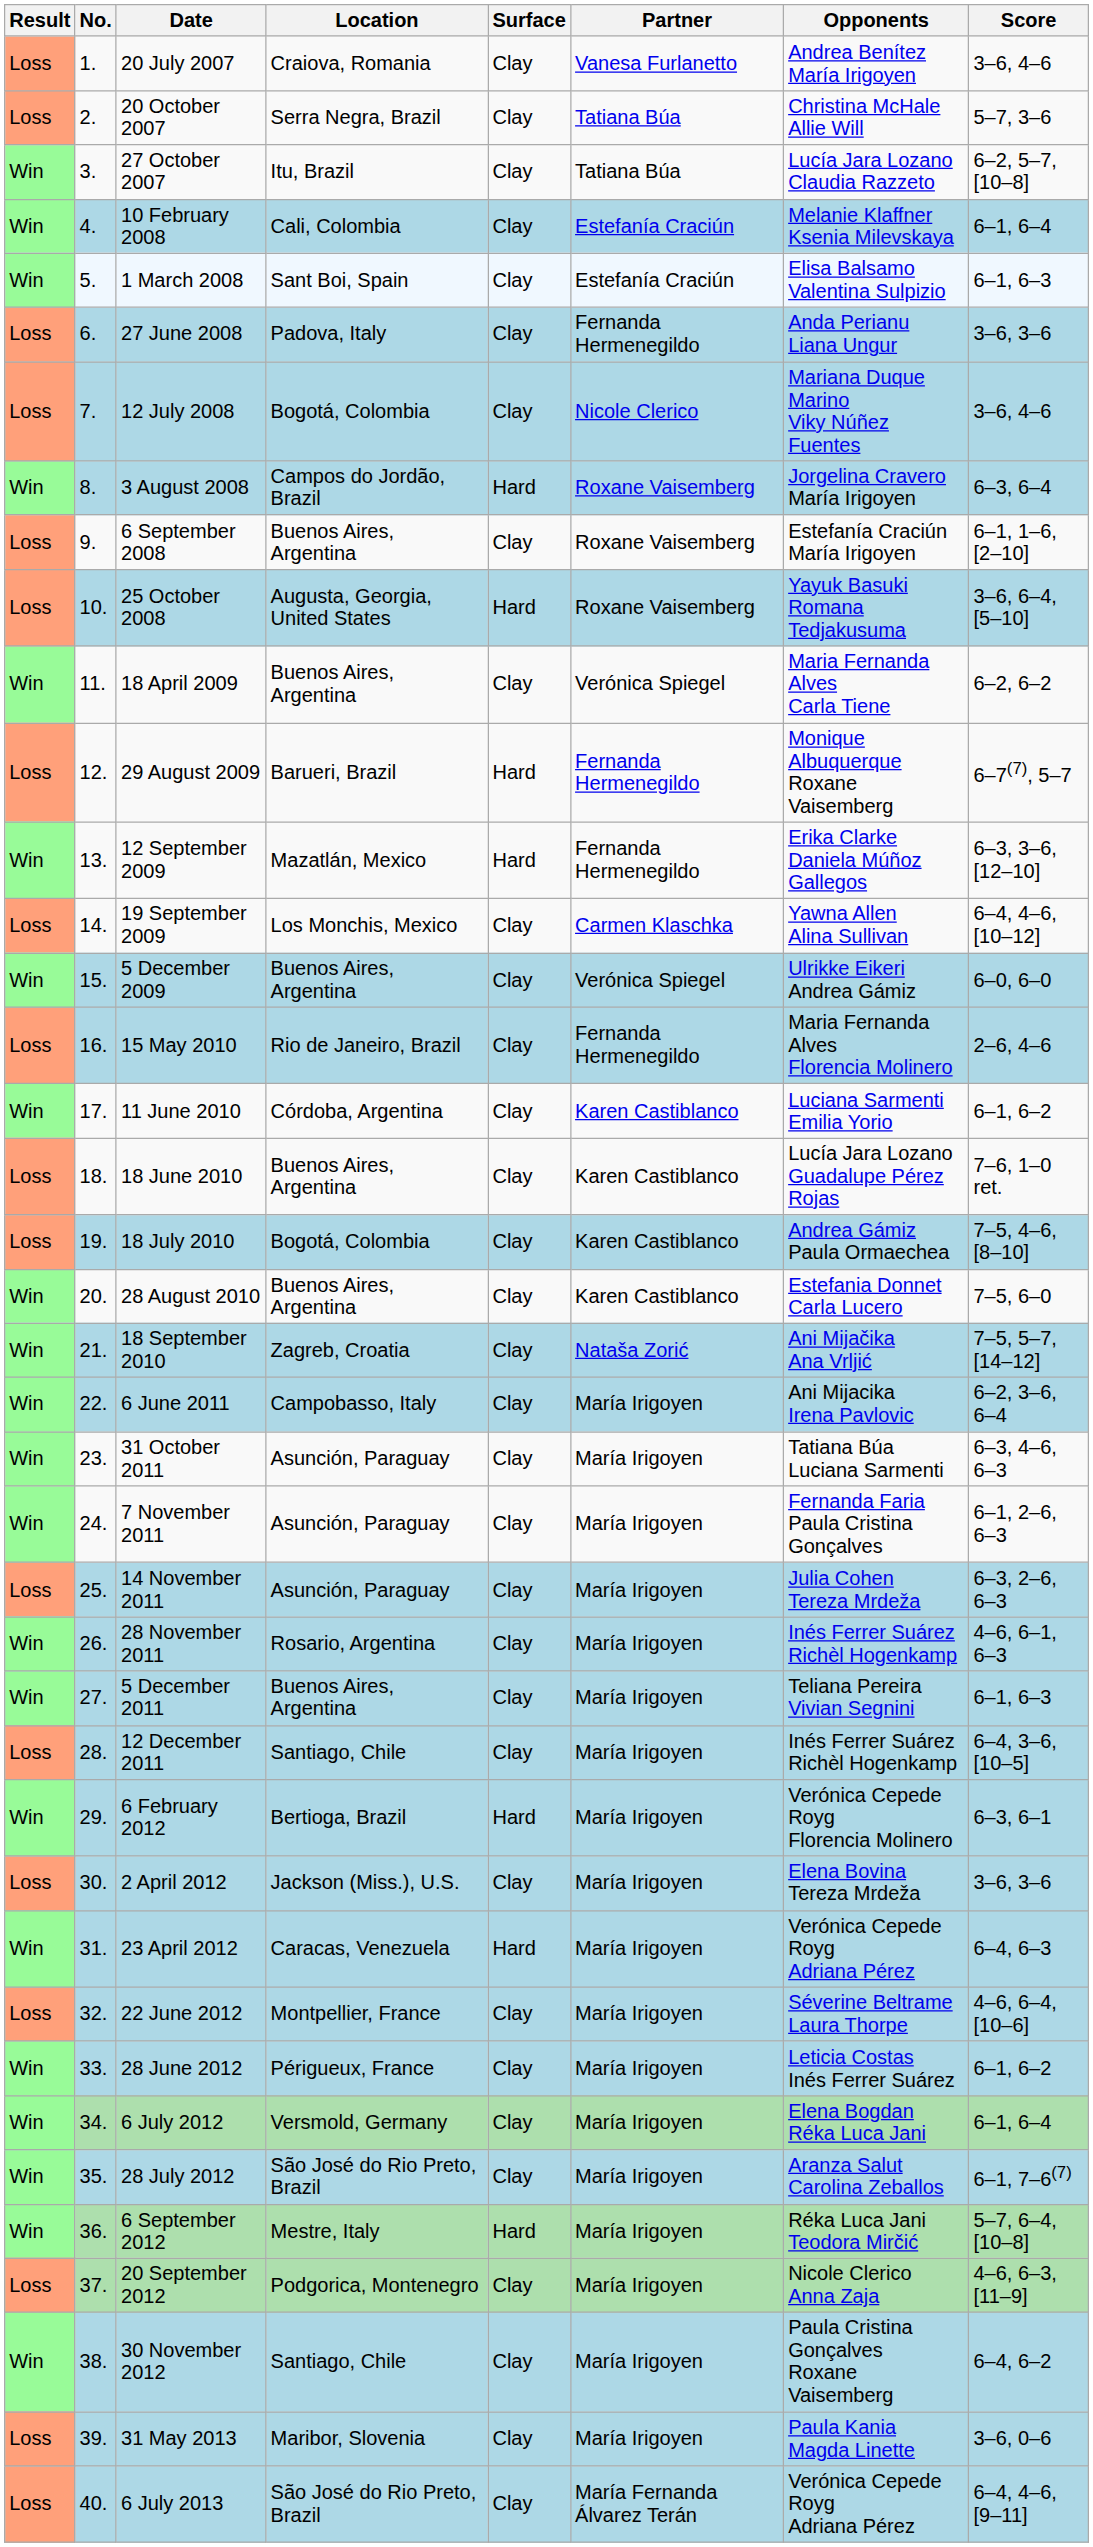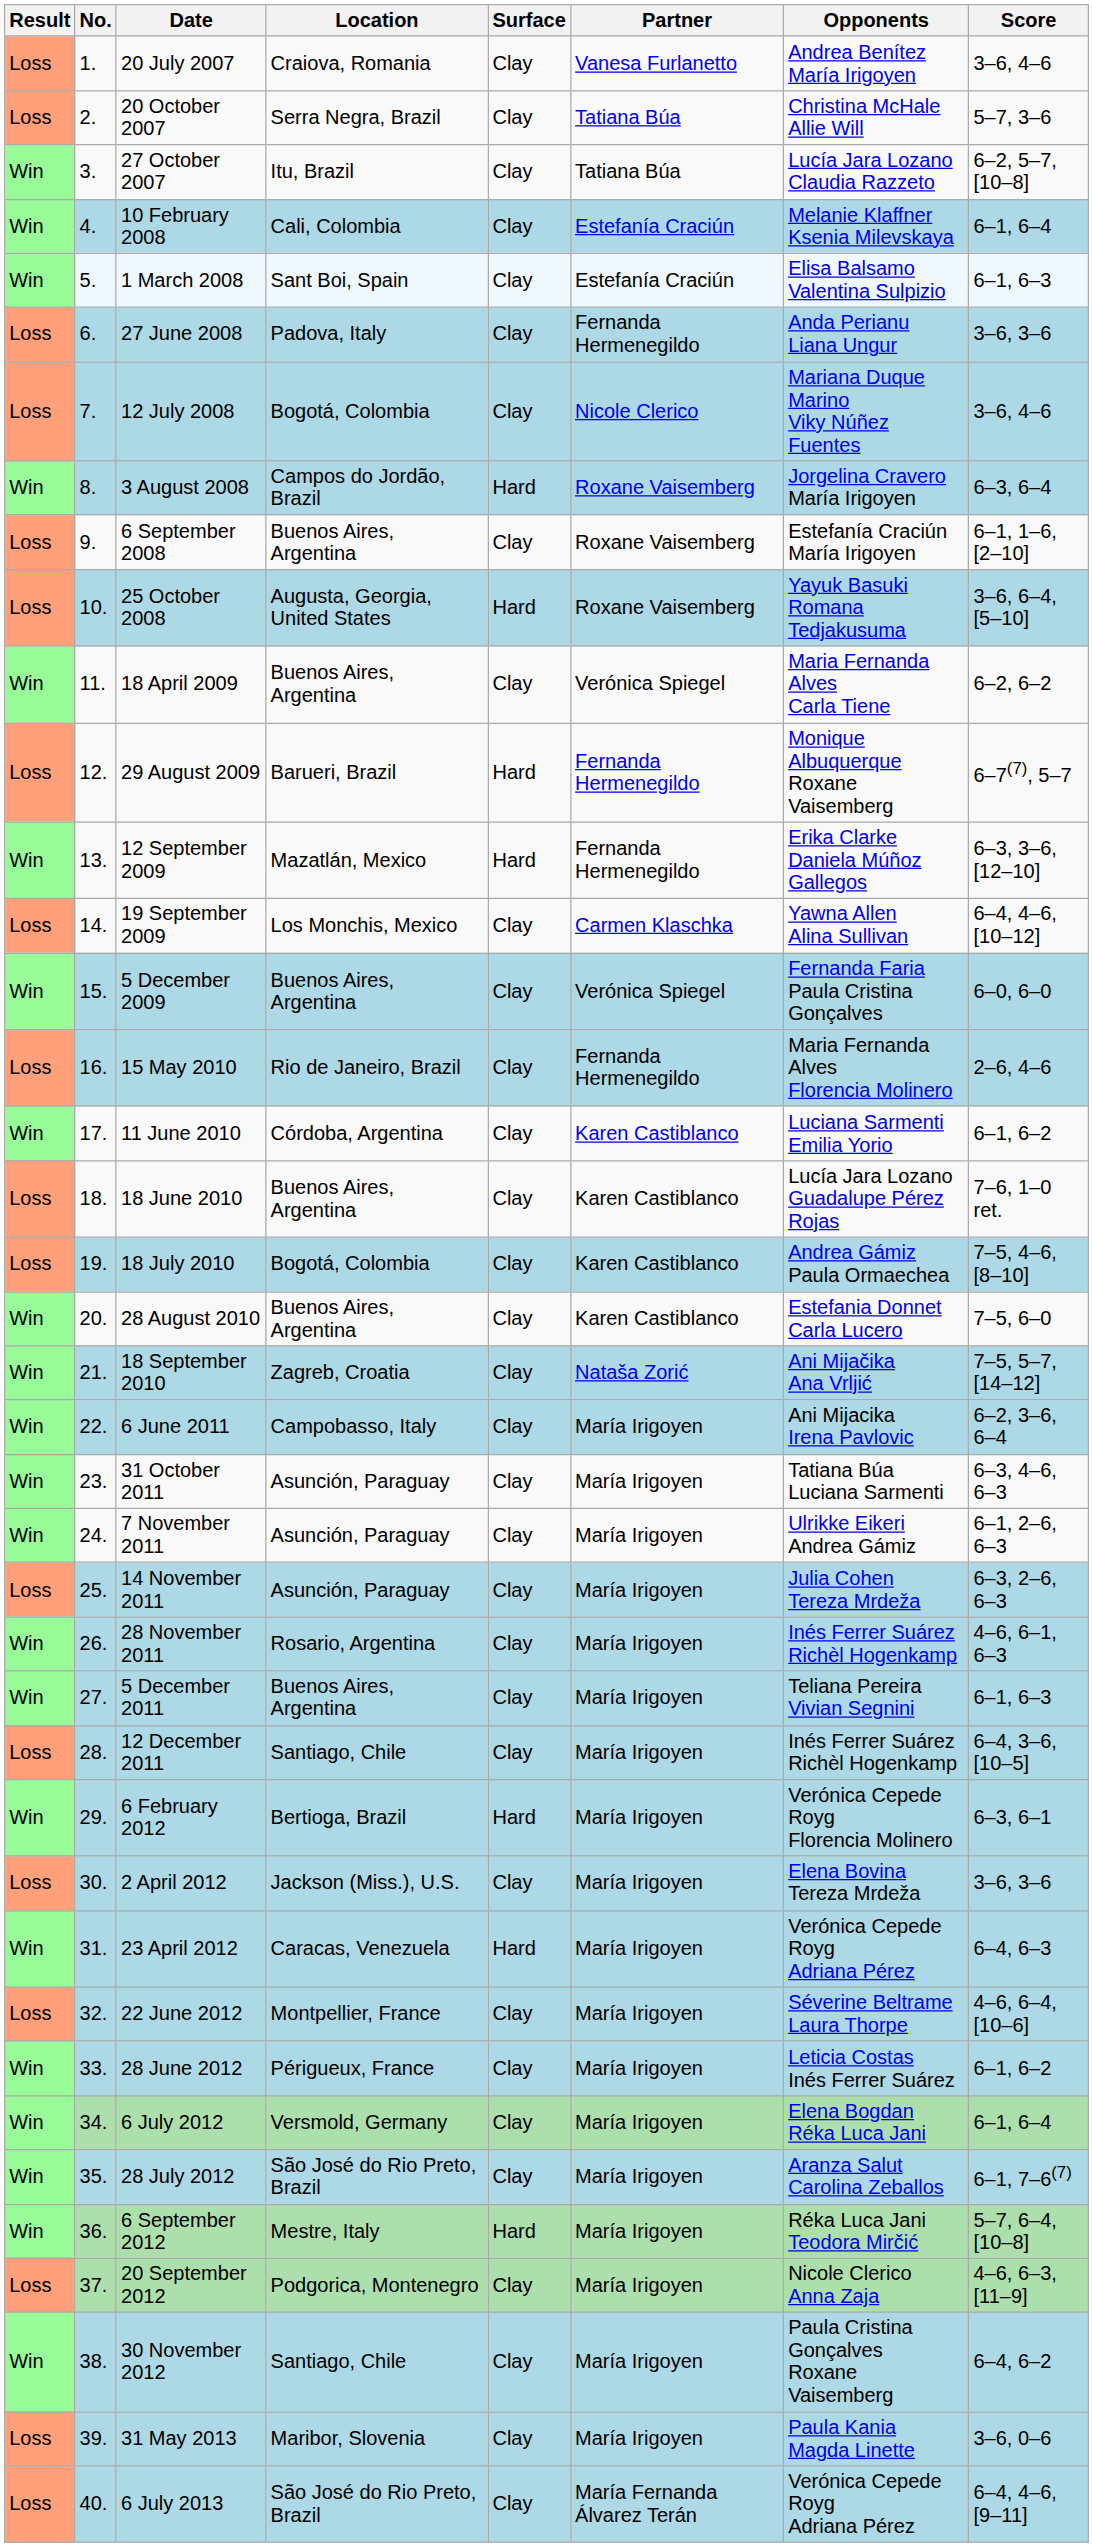(852, 979) Ulrikke Eikeri Andrea Gámiz -> (857, 991) Fernanda Faria Paula Cristina Gonçalves
(857, 1524) Fernanda Faria Paula Cristina Gonçalves -> (852, 1535) Ulrikke Eikeri Andrea Gámiz
